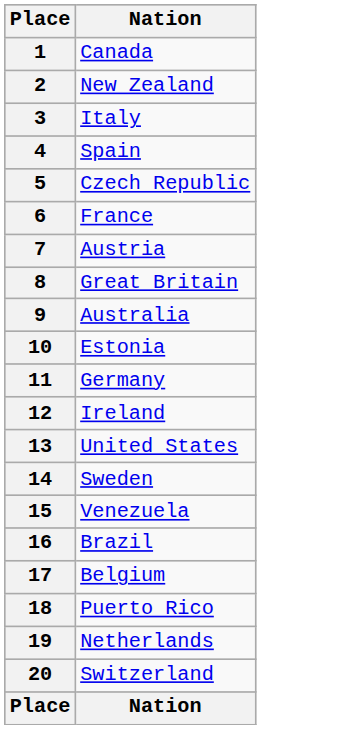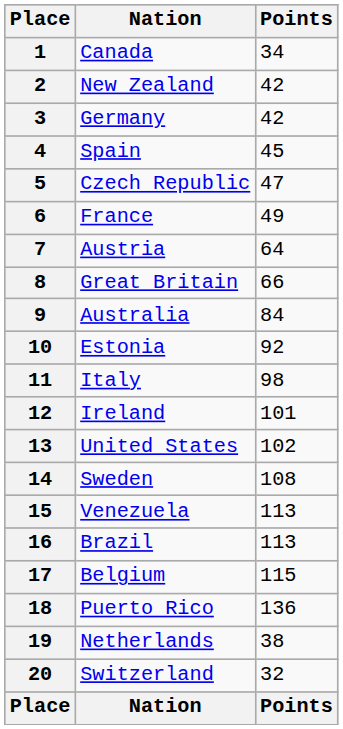+ column: (296, 22)
(111, 120) Italy -> (123, 120) Germany
(123, 381) Germany -> (111, 381) Italy
